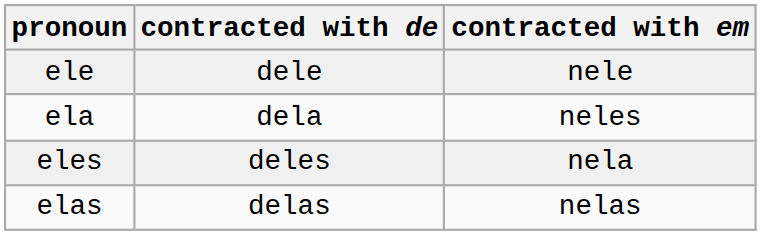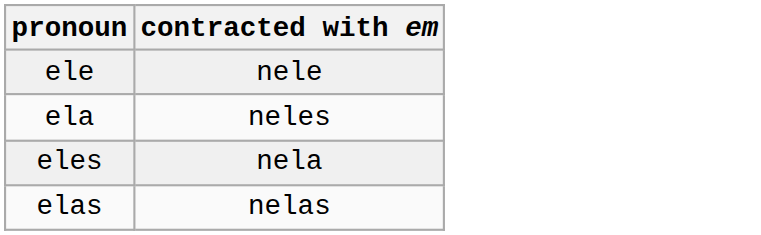- column: (289, 28)
